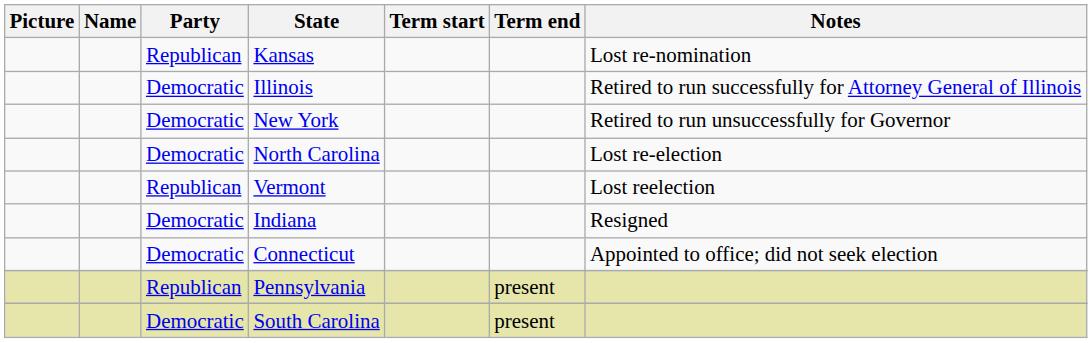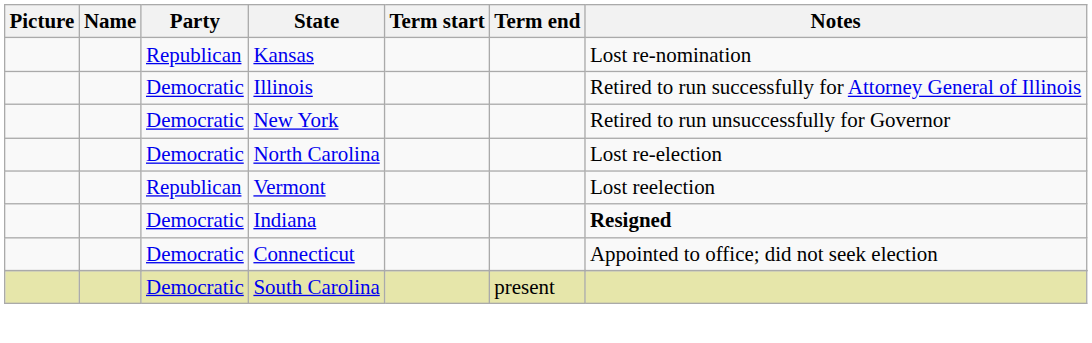(629, 220) normal -> (631, 220) bold
- row: (309, 287)
